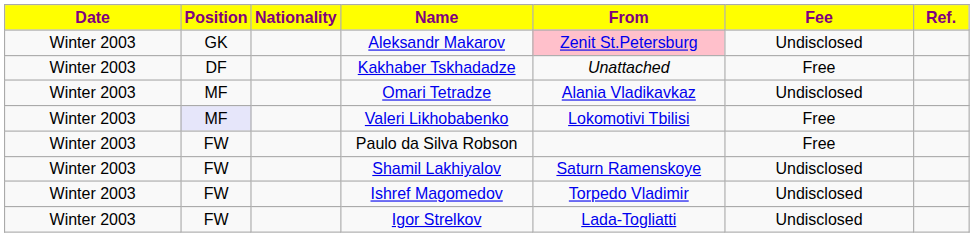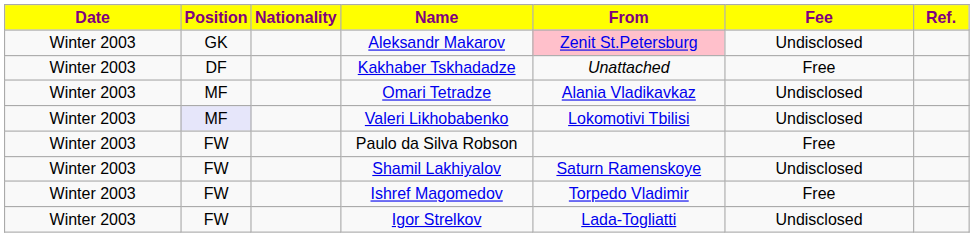(819, 119) Free -> (819, 119) Undisclosed
(819, 194) Undisclosed -> (819, 194) Free
